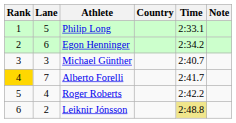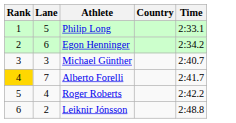- column: (219, 12)
(191, 110) khaki background -> (191, 110) no background
